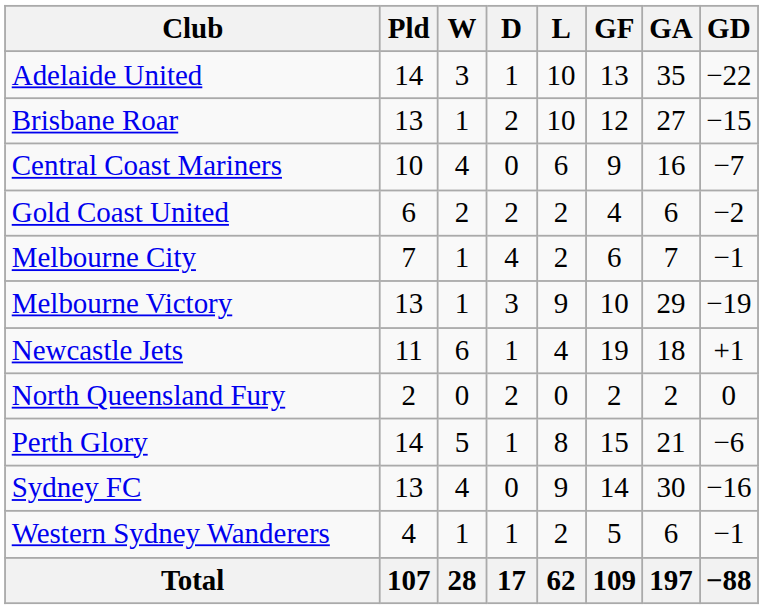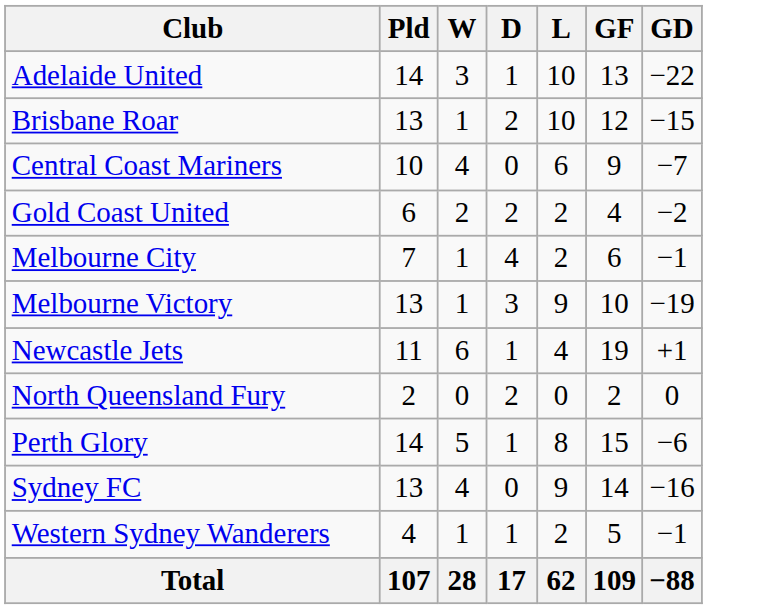- column: (671, 28)
